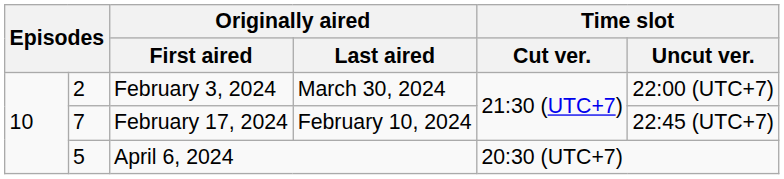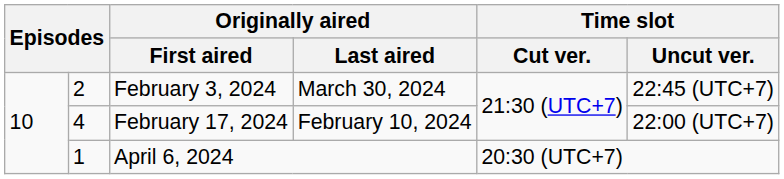(703, 88) 22:00 (UTC+7) -> (703, 88) 22:45 (UTC+7)
(79, 122) 7 -> (79, 122) 4
(703, 122) 22:45 (UTC+7) -> (703, 122) 22:00 (UTC+7)
(79, 156) 5 -> (79, 156) 1
